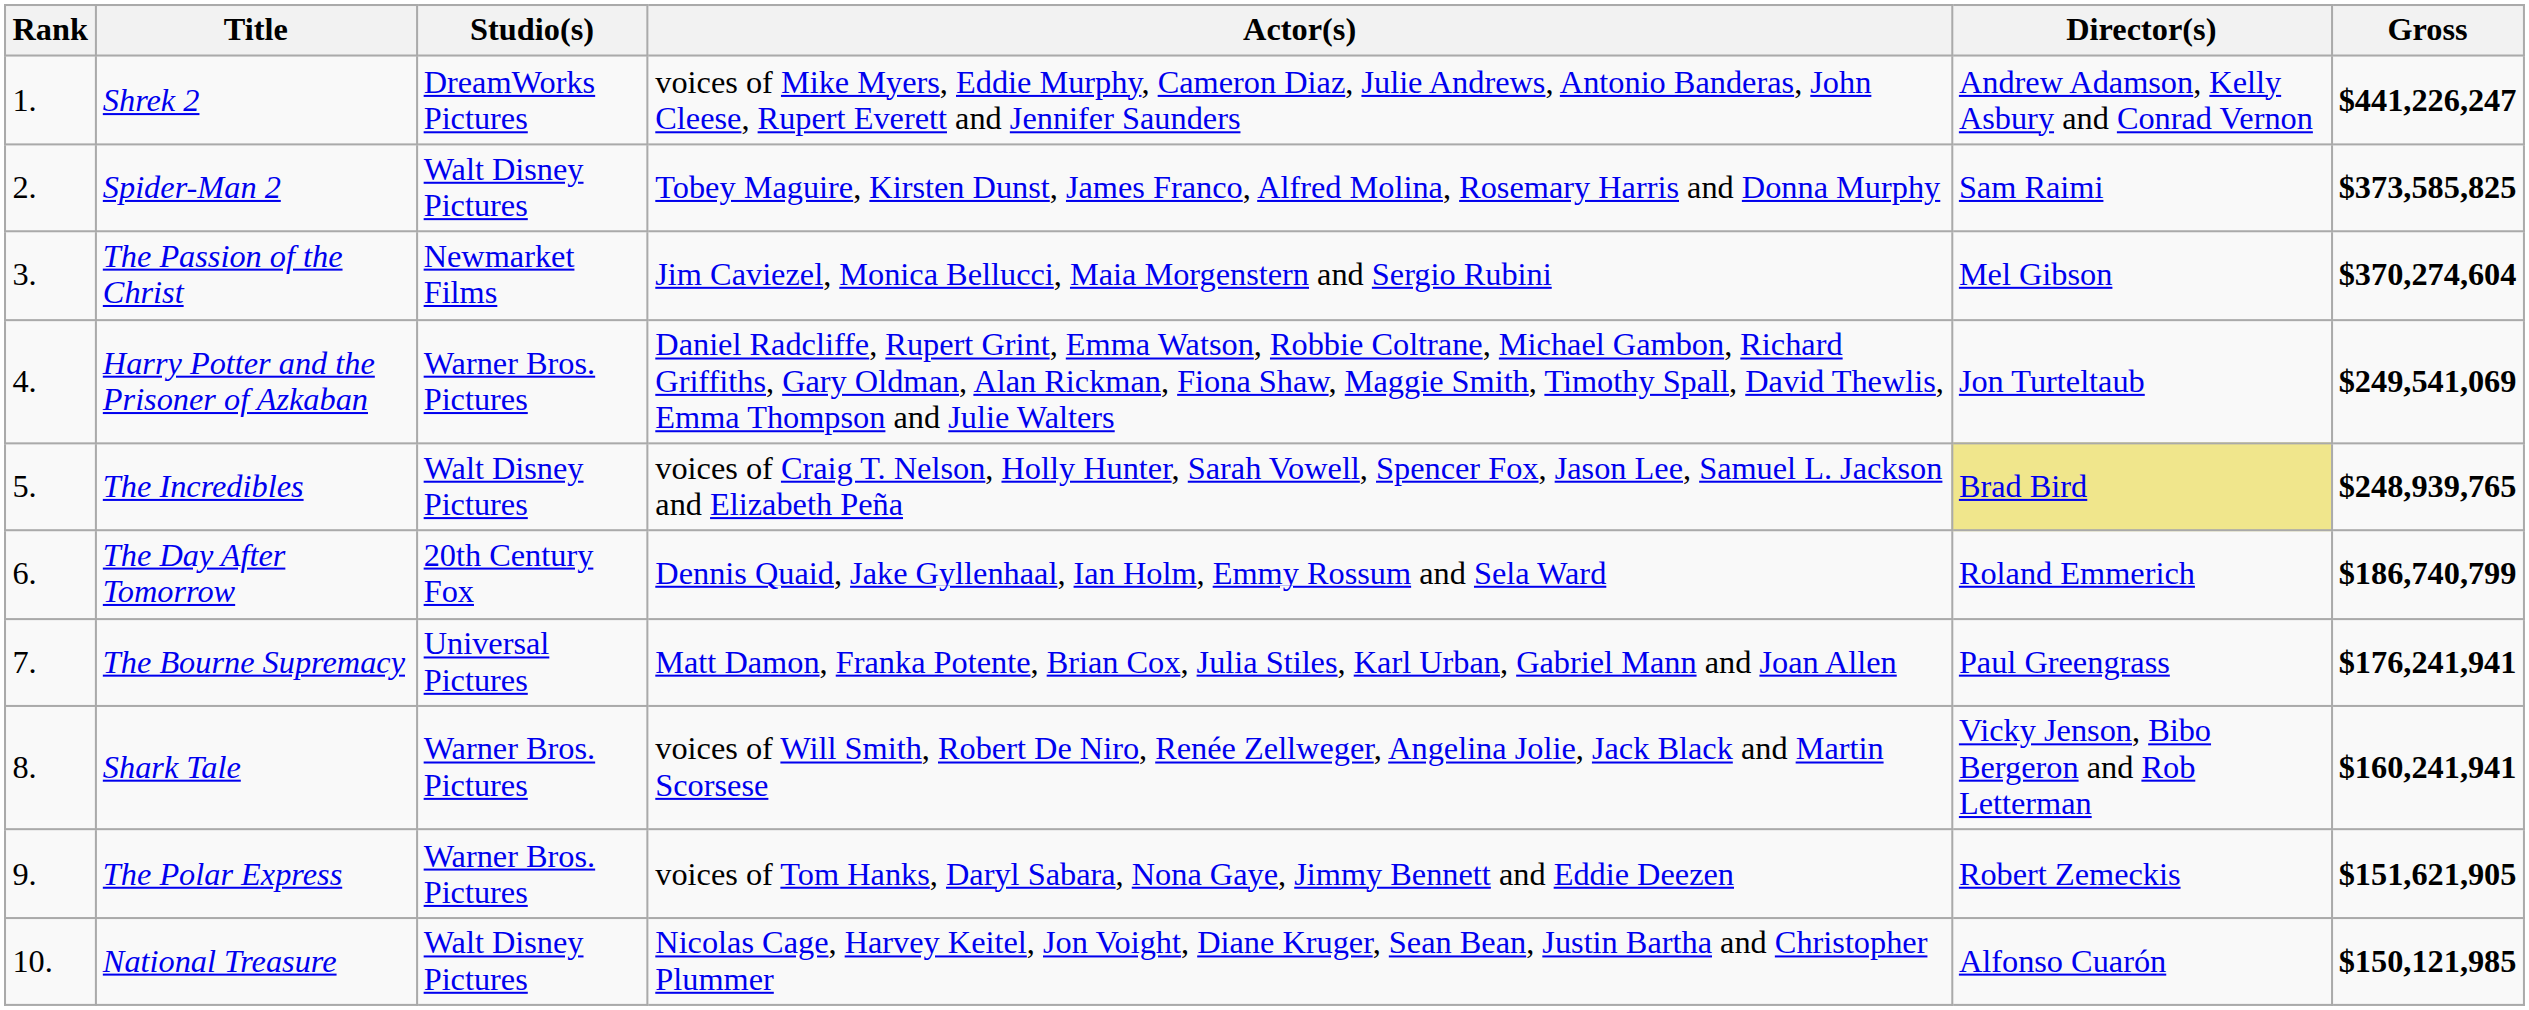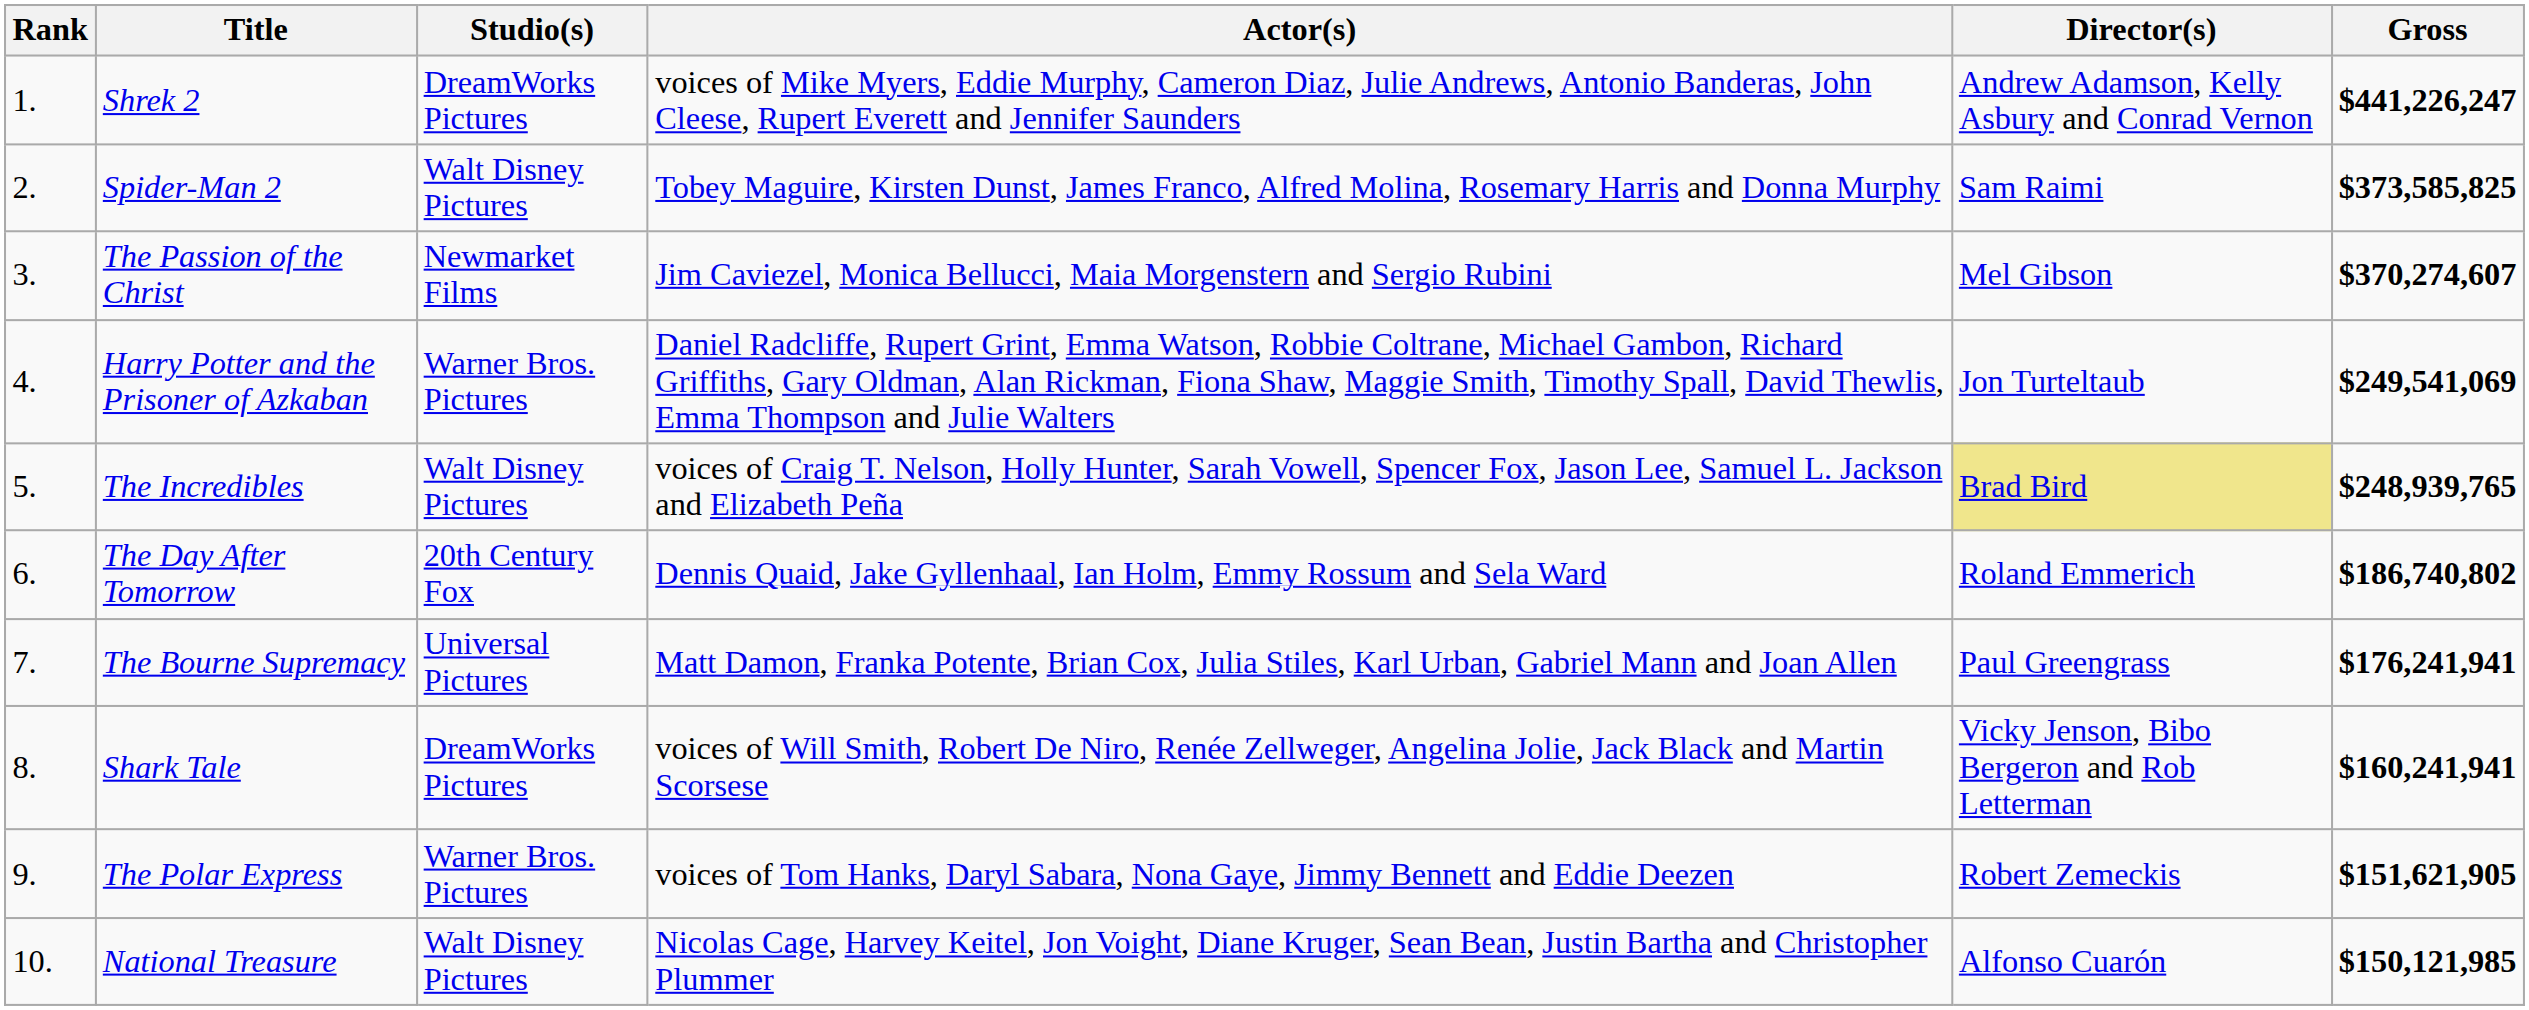(2428, 274) $370,274,604 -> (2428, 274) $370,274,607
(2428, 574) $186,740,799 -> (2428, 574) $186,740,802
(509, 767) Warner Bros. Pictures -> (509, 767) DreamWorks Pictures
